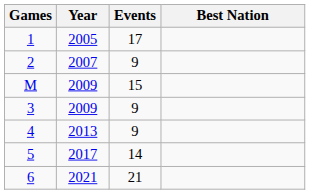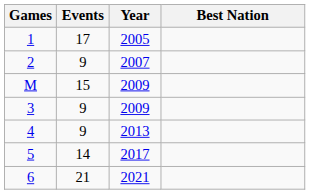columns swapped: (83, 16) <-> (135, 16)
